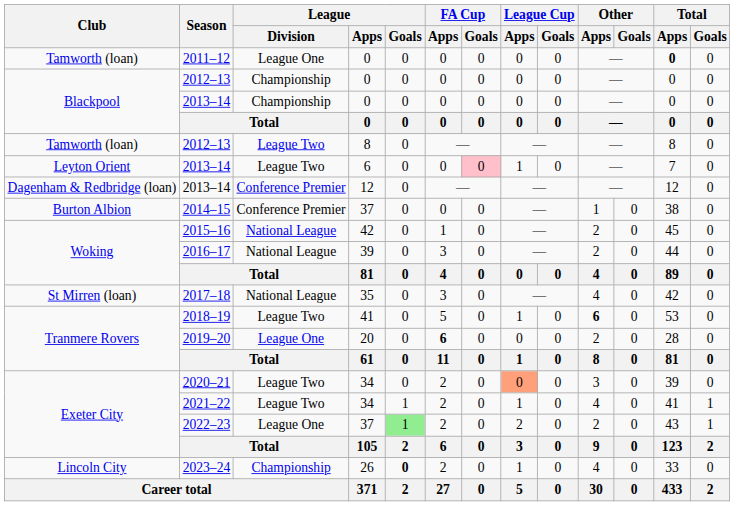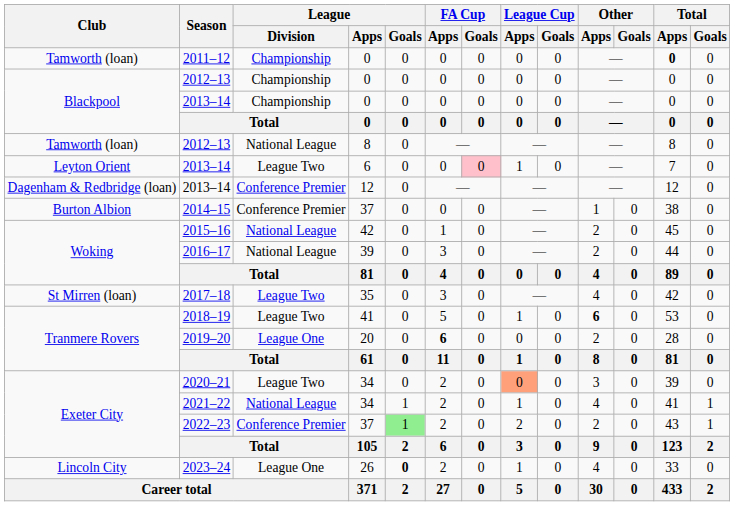(291, 58) League One -> (291, 58) Championship
(291, 144) League Two -> (291, 144) National League
(291, 295) National League -> (291, 295) League Two
(291, 403) League Two -> (291, 403) National League
(291, 425) League One -> (291, 425) Conference Premier
(291, 468) Championship -> (291, 468) League One
